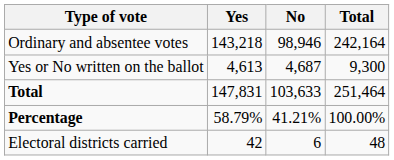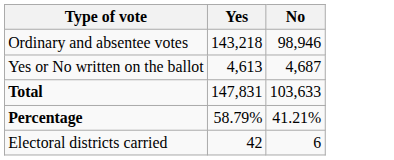- column: (357, 17)
